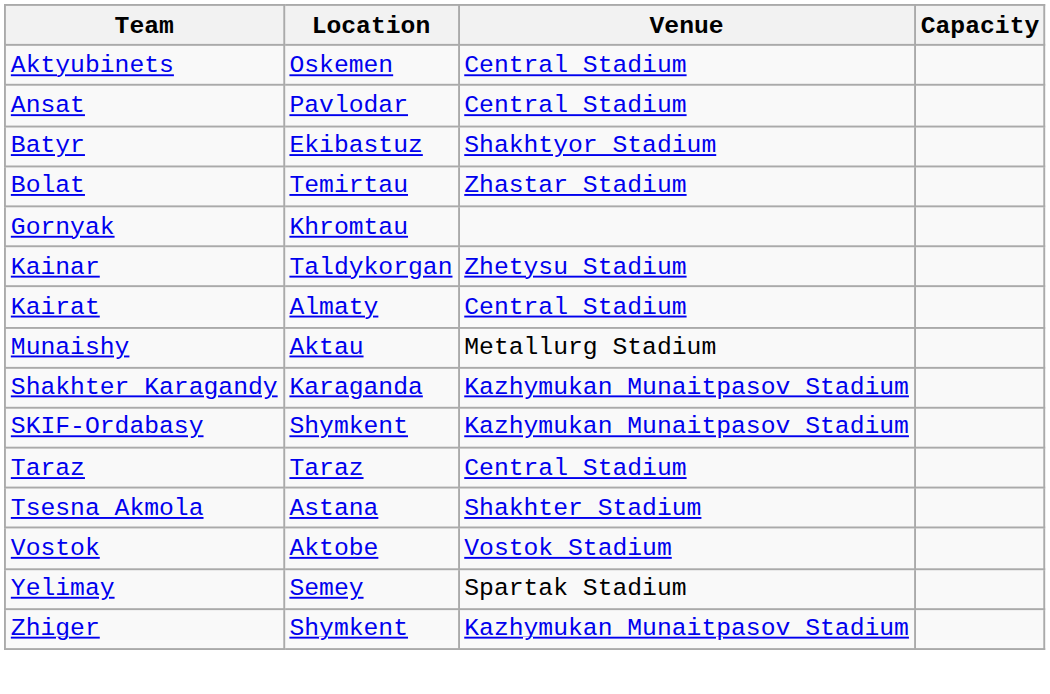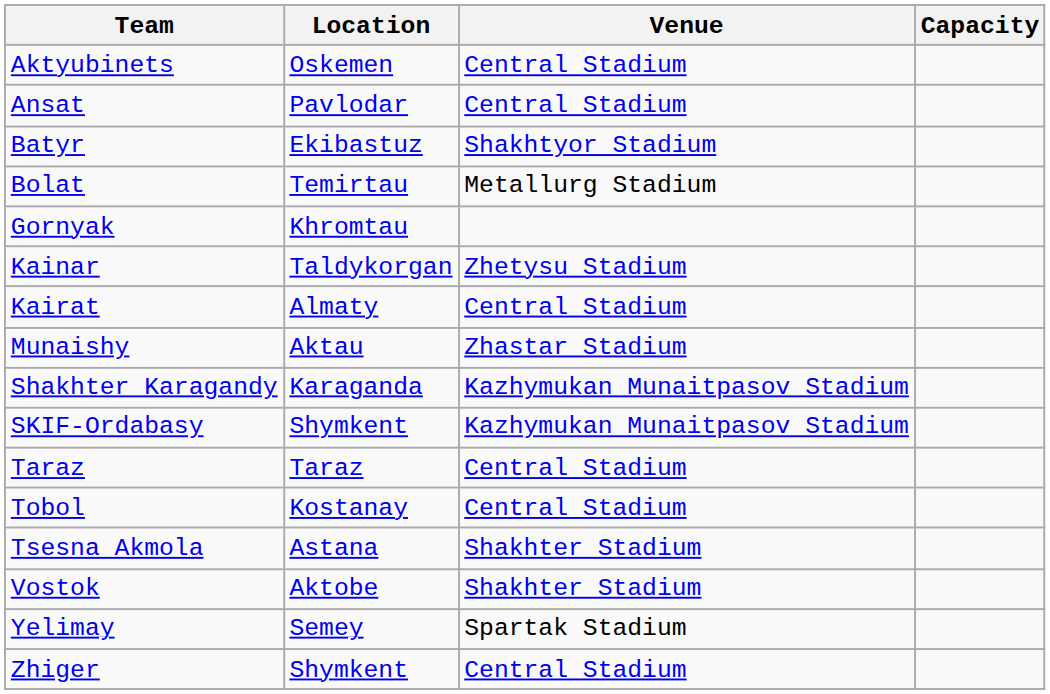(575, 186) Zhastar Stadium -> (590, 186) Metallurg Stadium
(590, 347) Metallurg Stadium -> (575, 347) Zhastar Stadium
+ row: (48, 508)
(568, 548) Vostok Stadium -> (583, 589) Shakhter Stadium
(687, 629) Kazhymukan Munaitpasov Stadium -> (575, 669) Central Stadium
